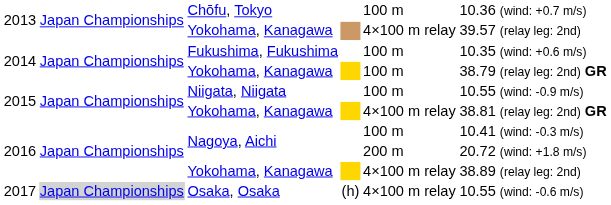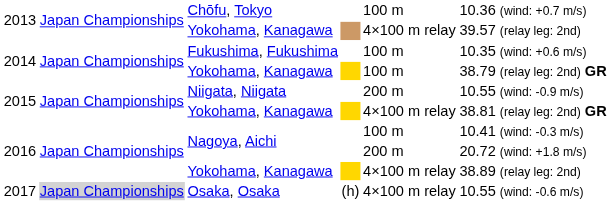(383, 91) 100 m -> (383, 91) 200 m
